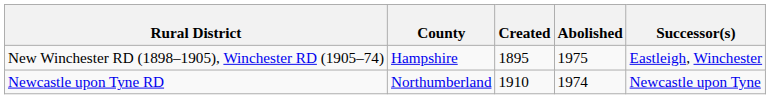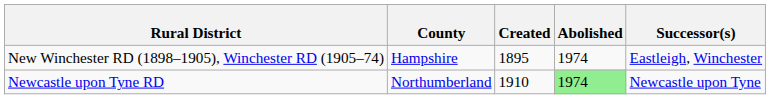(573, 57) 1975 -> (573, 57) 1974
(573, 81) no background -> (573, 81) lightgreen background
